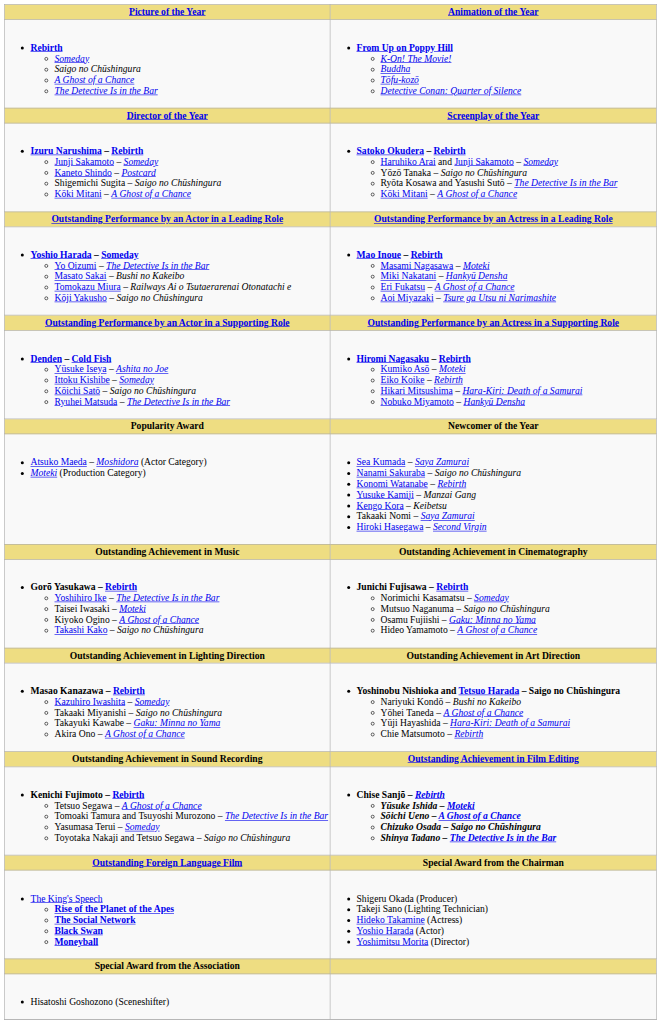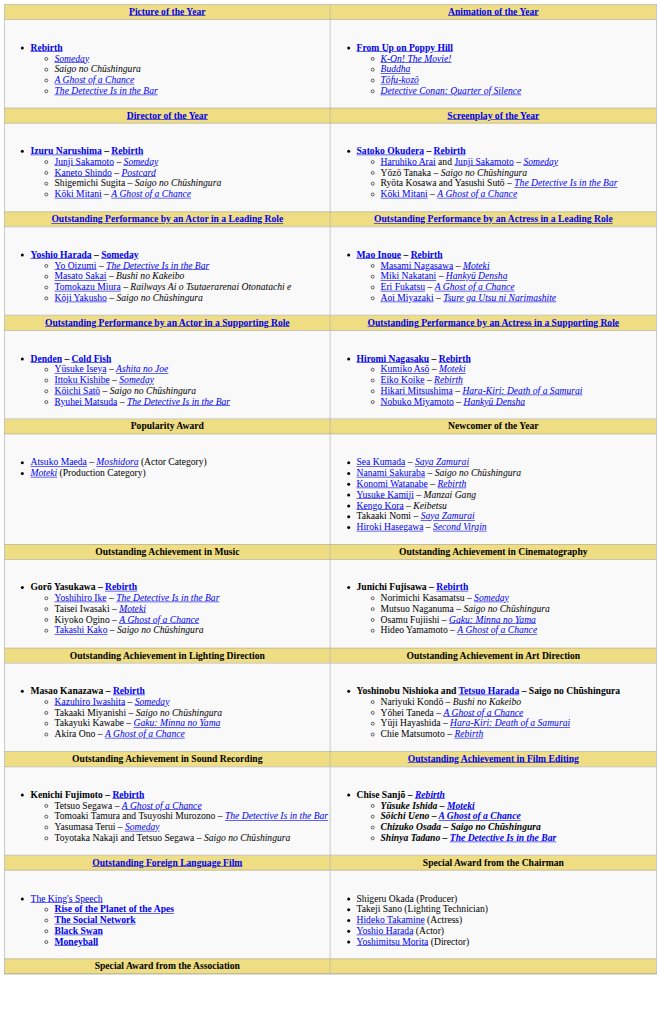- row: (167, 1002)
